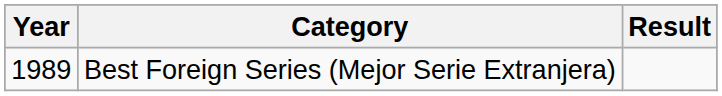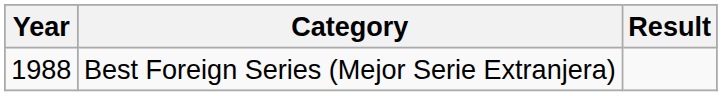(41, 69) 1989 -> (41, 69) 1988
